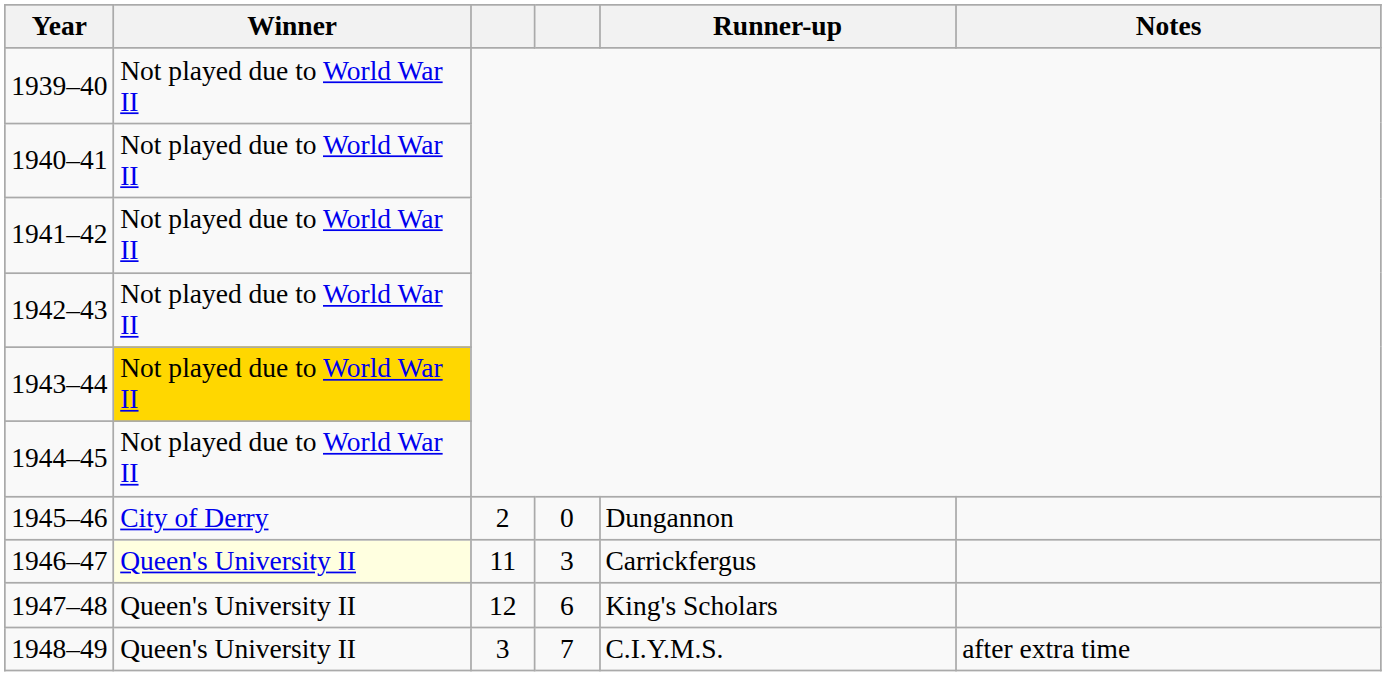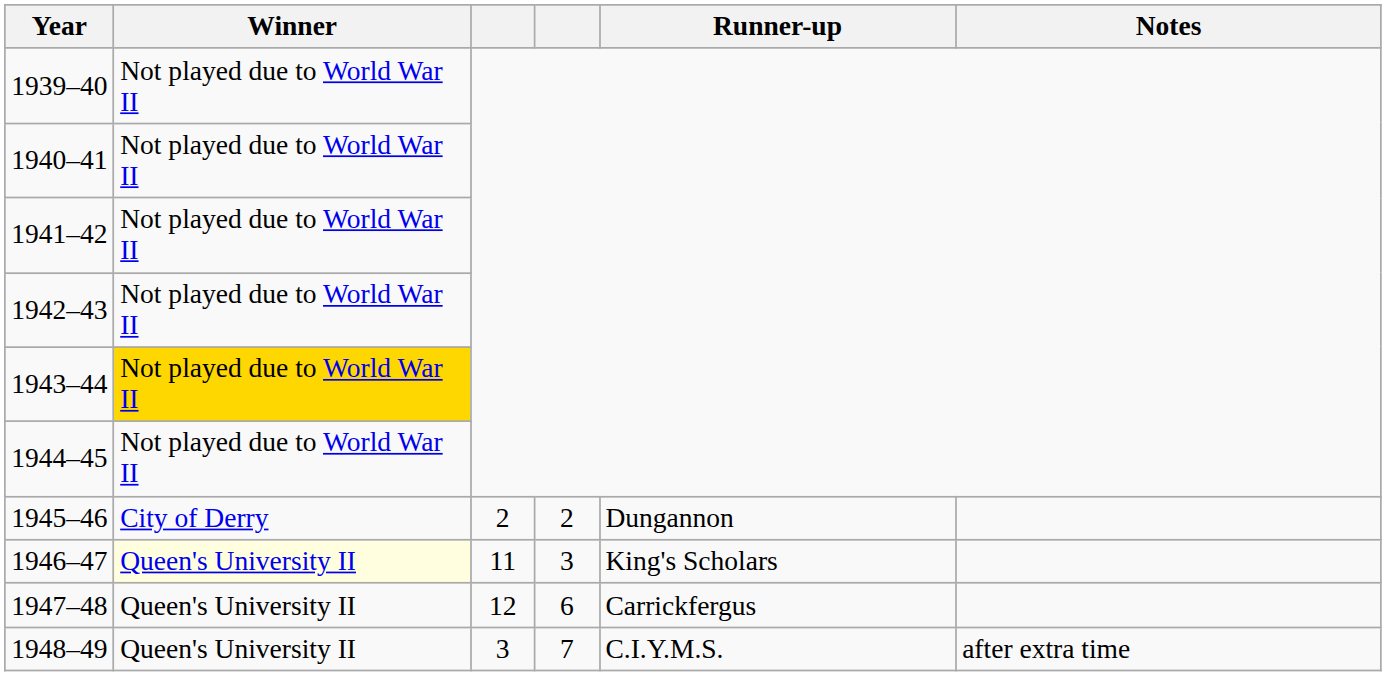(567, 517) 0 -> (567, 517) 2
(681, 561) Carrickfergus -> (692, 561) King's Scholars
(692, 604) King's Scholars -> (681, 604) Carrickfergus
